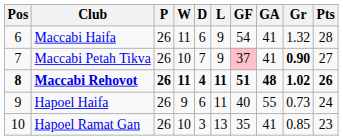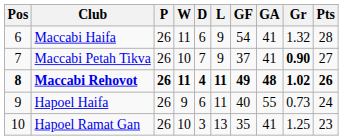(243, 59) pink background -> (243, 59) no background
(243, 80) 51 -> (243, 80) 49
(298, 124) 0.85 -> (298, 124) 1.25
